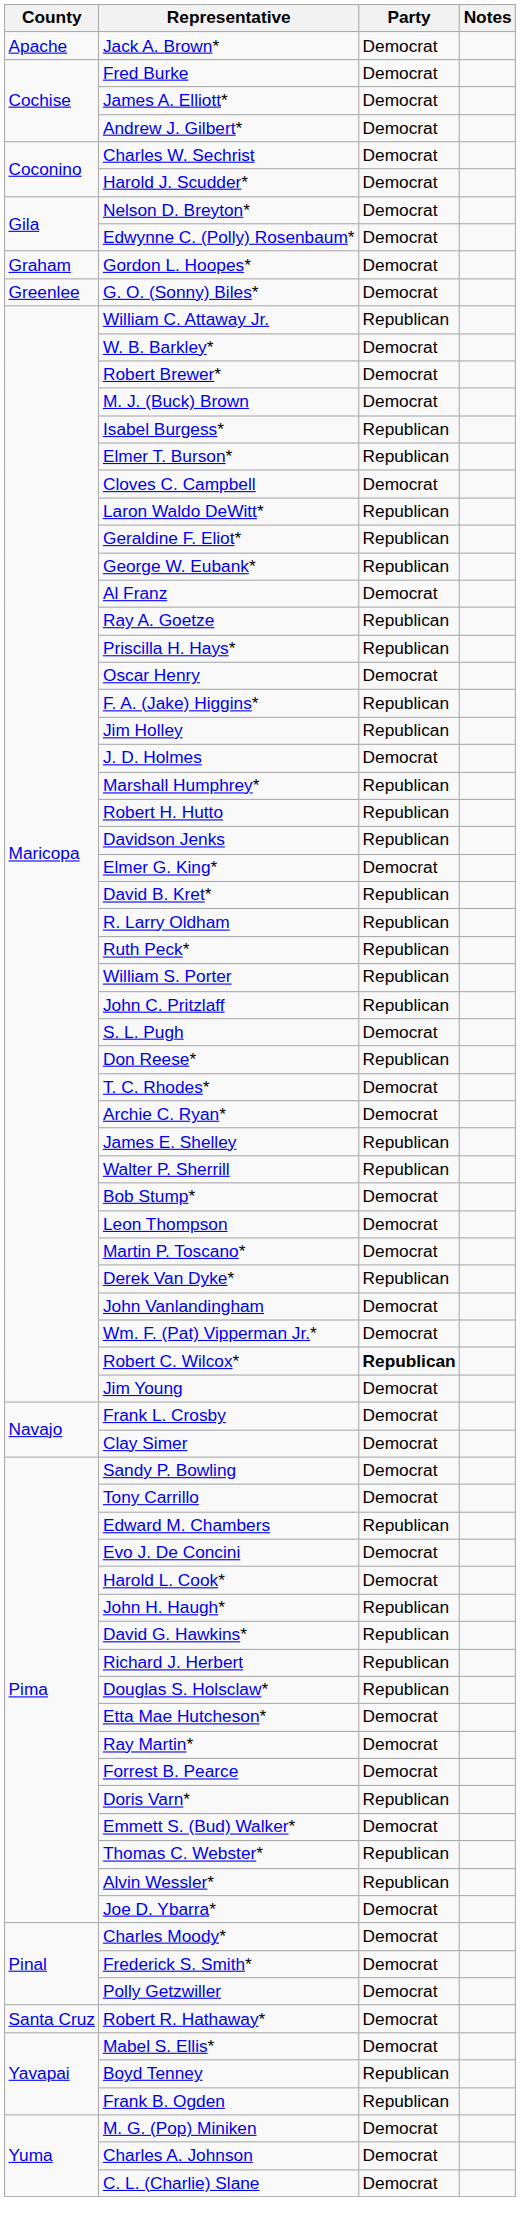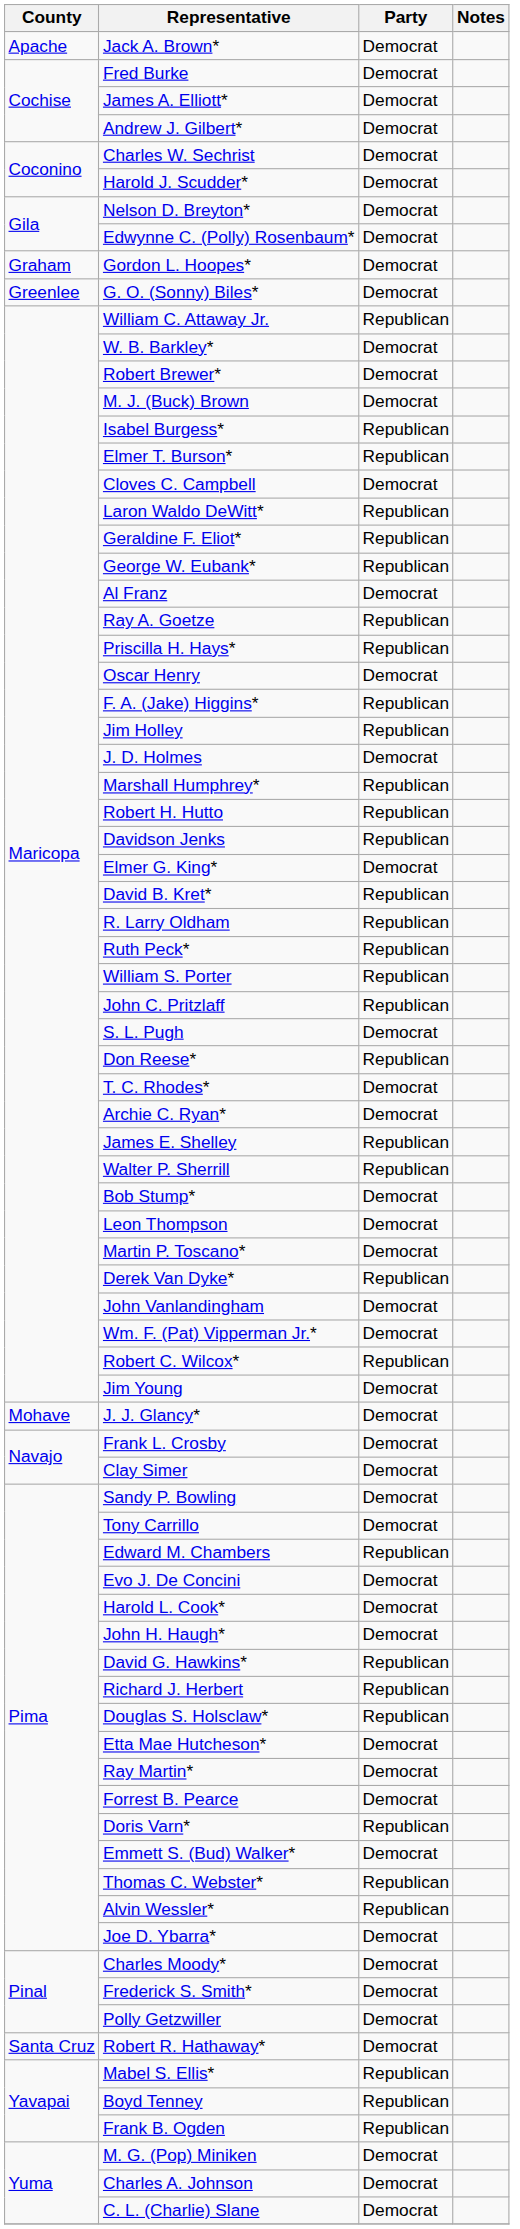(409, 1361) bold -> (406, 1361) normal
+ row: (151, 1415)
(406, 1607) Republican -> (400, 1635) Democrat
(400, 2046) Democrat -> (406, 2073) Republican
